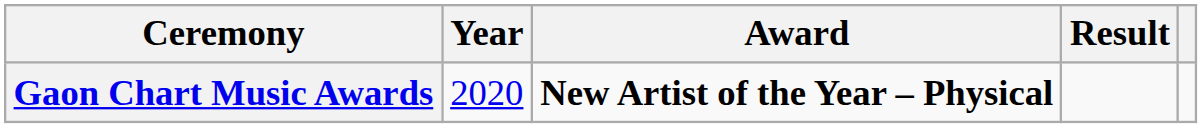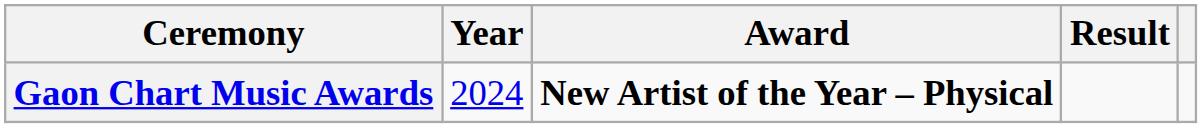(487, 91) 2020 -> (487, 91) 2024
